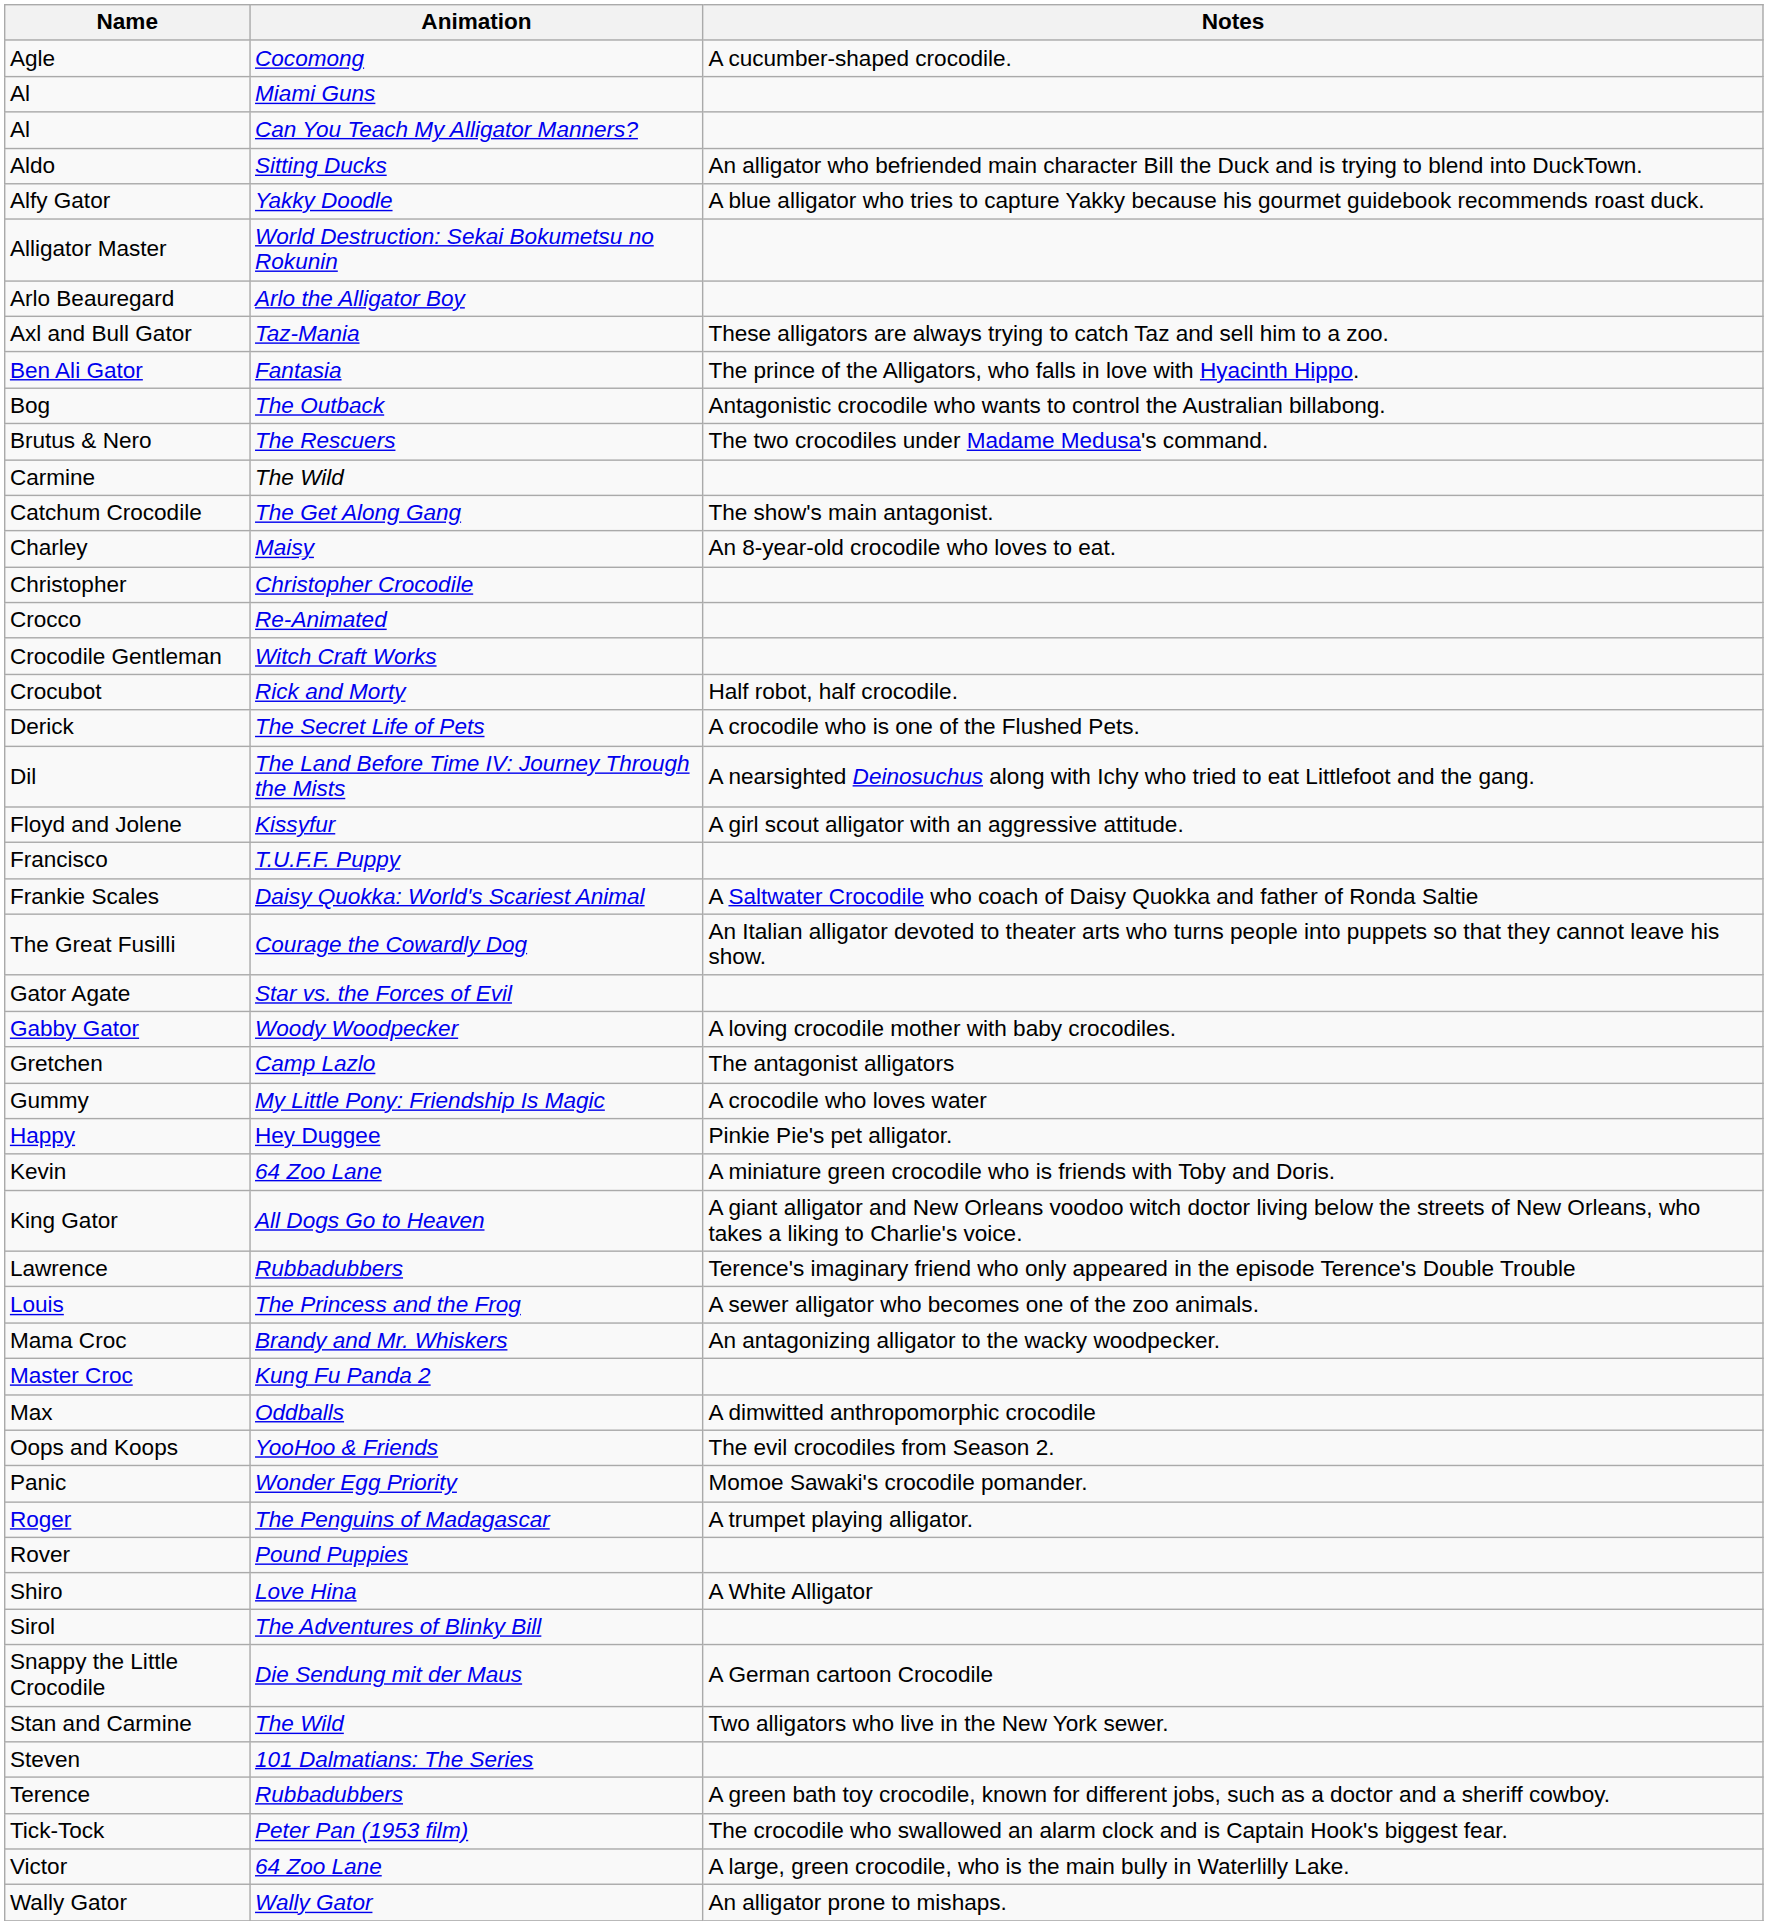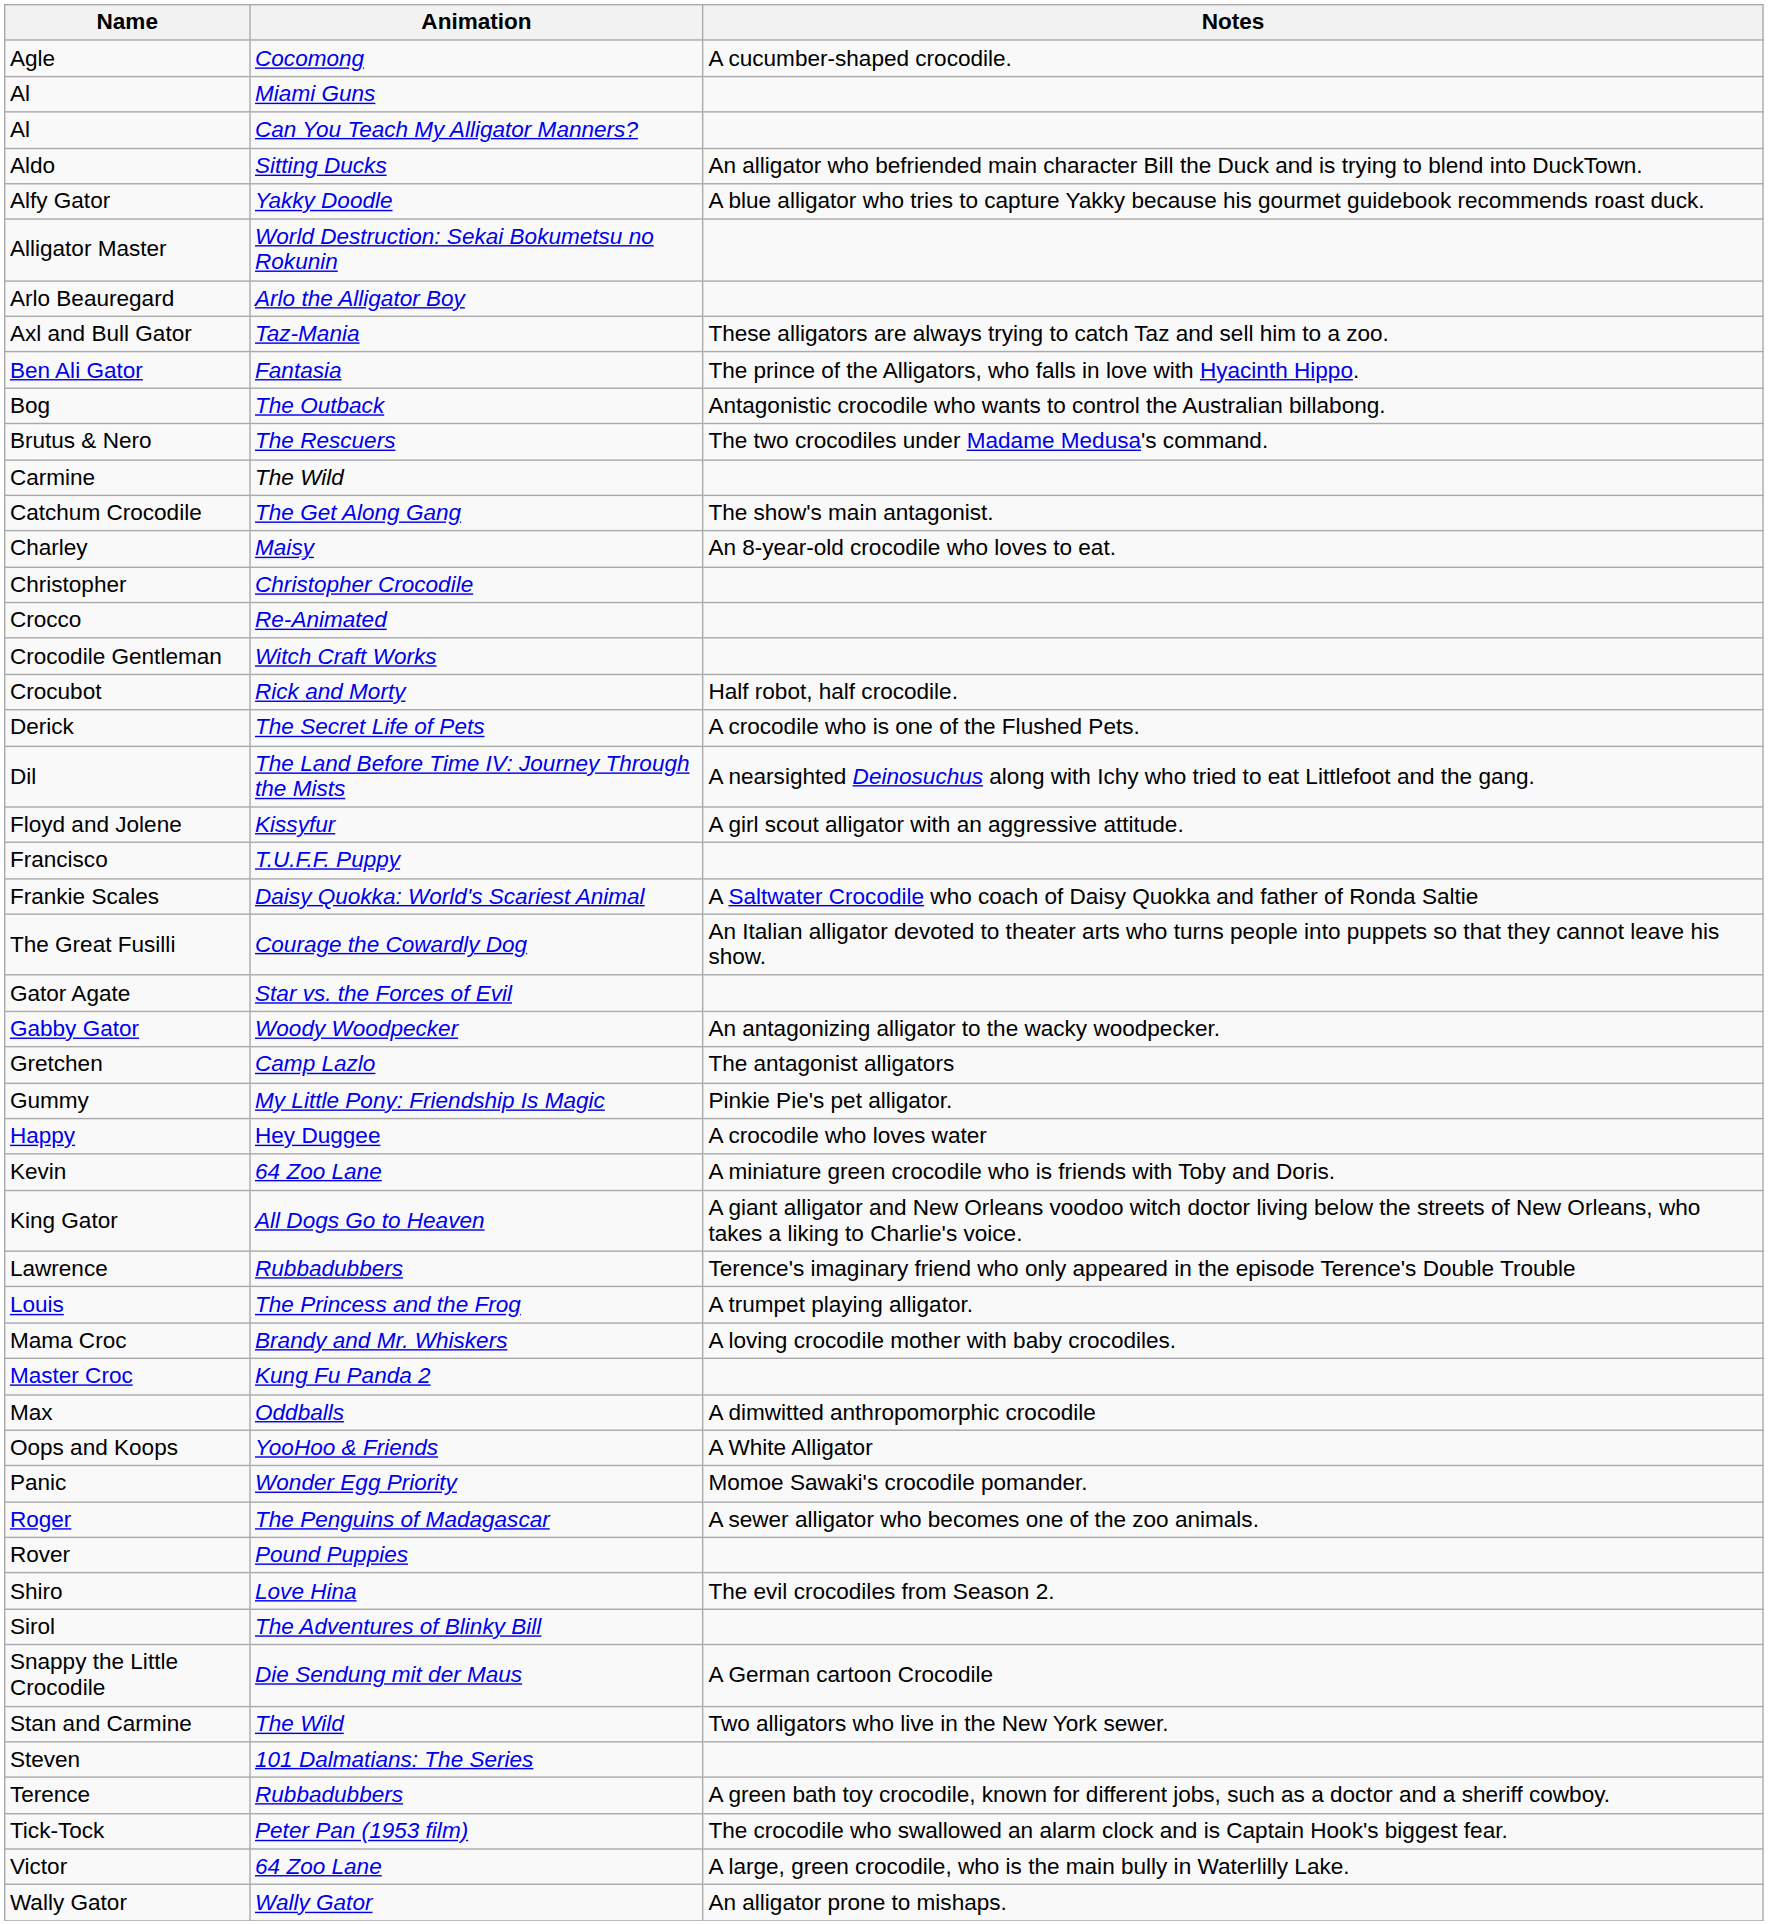(942, 1028) A loving crocodile mother with baby crocodiles. -> (964, 1028) An antagonizing alligator to the wacky woodpecker.
(848, 1100) A crocodile who loves water -> (830, 1100) Pinkie Pie's pet alligator.
(830, 1136) Pinkie Pie's pet alligator. -> (848, 1136) A crocodile who loves water
(984, 1304) A sewer alligator who becomes one of the zoo animals. -> (841, 1304) A trumpet playing alligator.
(964, 1340) An antagonizing alligator to the wacky woodpecker. -> (942, 1340) A loving crocodile mother with baby crocodiles.
(881, 1447) The evil crocodiles from Season 2. -> (791, 1447) A White Alligator
(841, 1519) A trumpet playing alligator. -> (984, 1519) A sewer alligator who becomes one of the zoo animals.
(791, 1590) A White Alligator -> (881, 1590) The evil crocodiles from Season 2.
